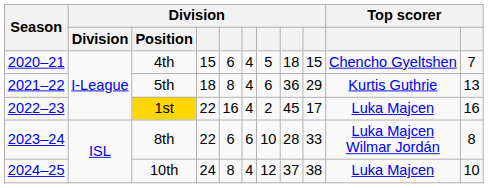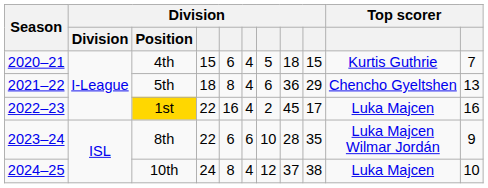(393, 62) Chencho Gyeltshen -> (393, 62) Kurtis Guthrie
(393, 85) Kurtis Guthrie -> (393, 85) Chencho Gyeltshen
(314, 139) 33 -> (314, 139) 35
(472, 139) 8 -> (472, 139) 9
